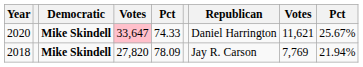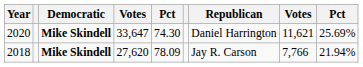(133, 33) pink background -> (133, 33) no background
(167, 33) 74.33 -> (167, 33) 74.30
(337, 33) 25.67% -> (337, 33) 25.69%
(133, 52) 27,820 -> (133, 52) 27,620
(295, 52) 7,769 -> (295, 52) 7,766
